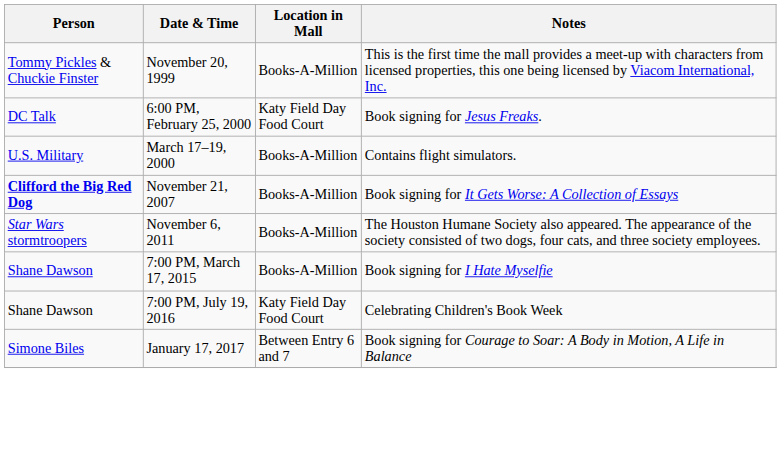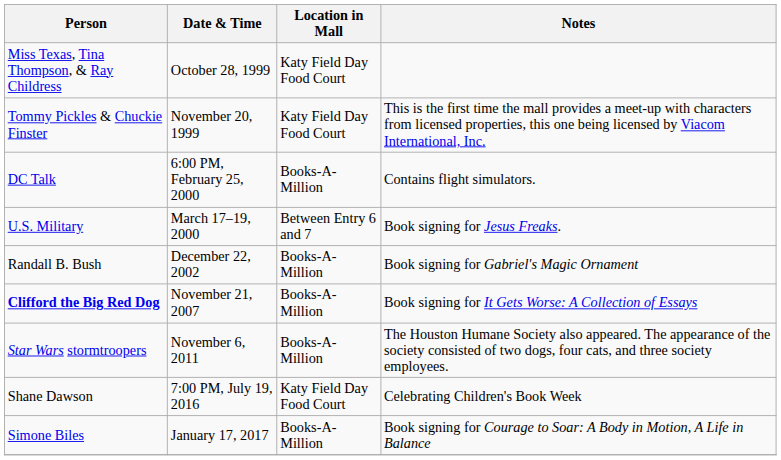+ row: (220, 70)
(308, 70) Books-A-Million -> (324, 125) Katy Field Day Food Court
(302, 117) Katy Field Day Food Court -> (308, 179) Books-A-Million
(453, 117) Book signing for Jesus Freaks. -> (460, 179) Contains flight simulators.
(308, 155) Books-A-Million -> (328, 226) Between Entry 6 and 7
(441, 155) Contains flight simulators. -> (473, 226) Book signing for Jesus Freaks.
+ row: (211, 264)
- row: (193, 271)
(306, 348) Between Entry 6 and 7 -> (308, 435) Books-A-Million
